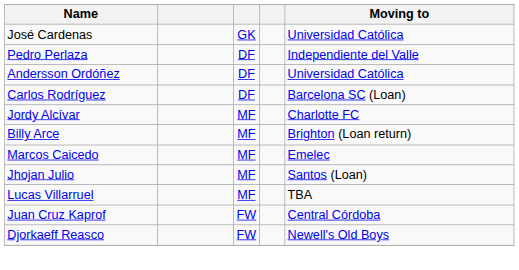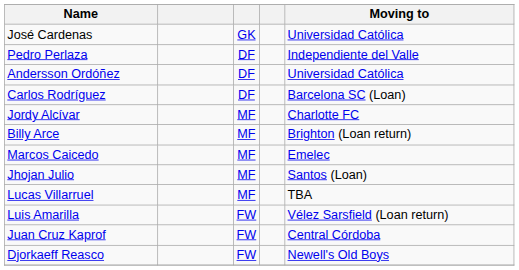+ row: (43, 214)
